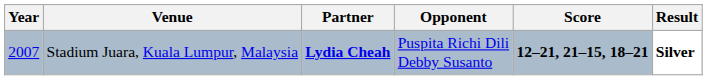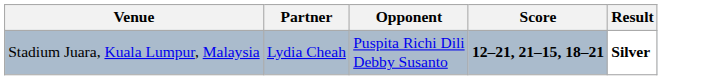- column: (24, 17)
(348, 52) bold -> (306, 52) normal
